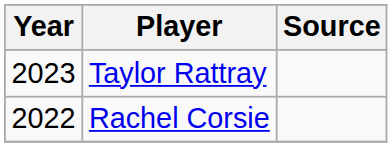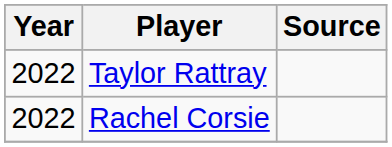(44, 73) 2023 -> (44, 73) 2022
